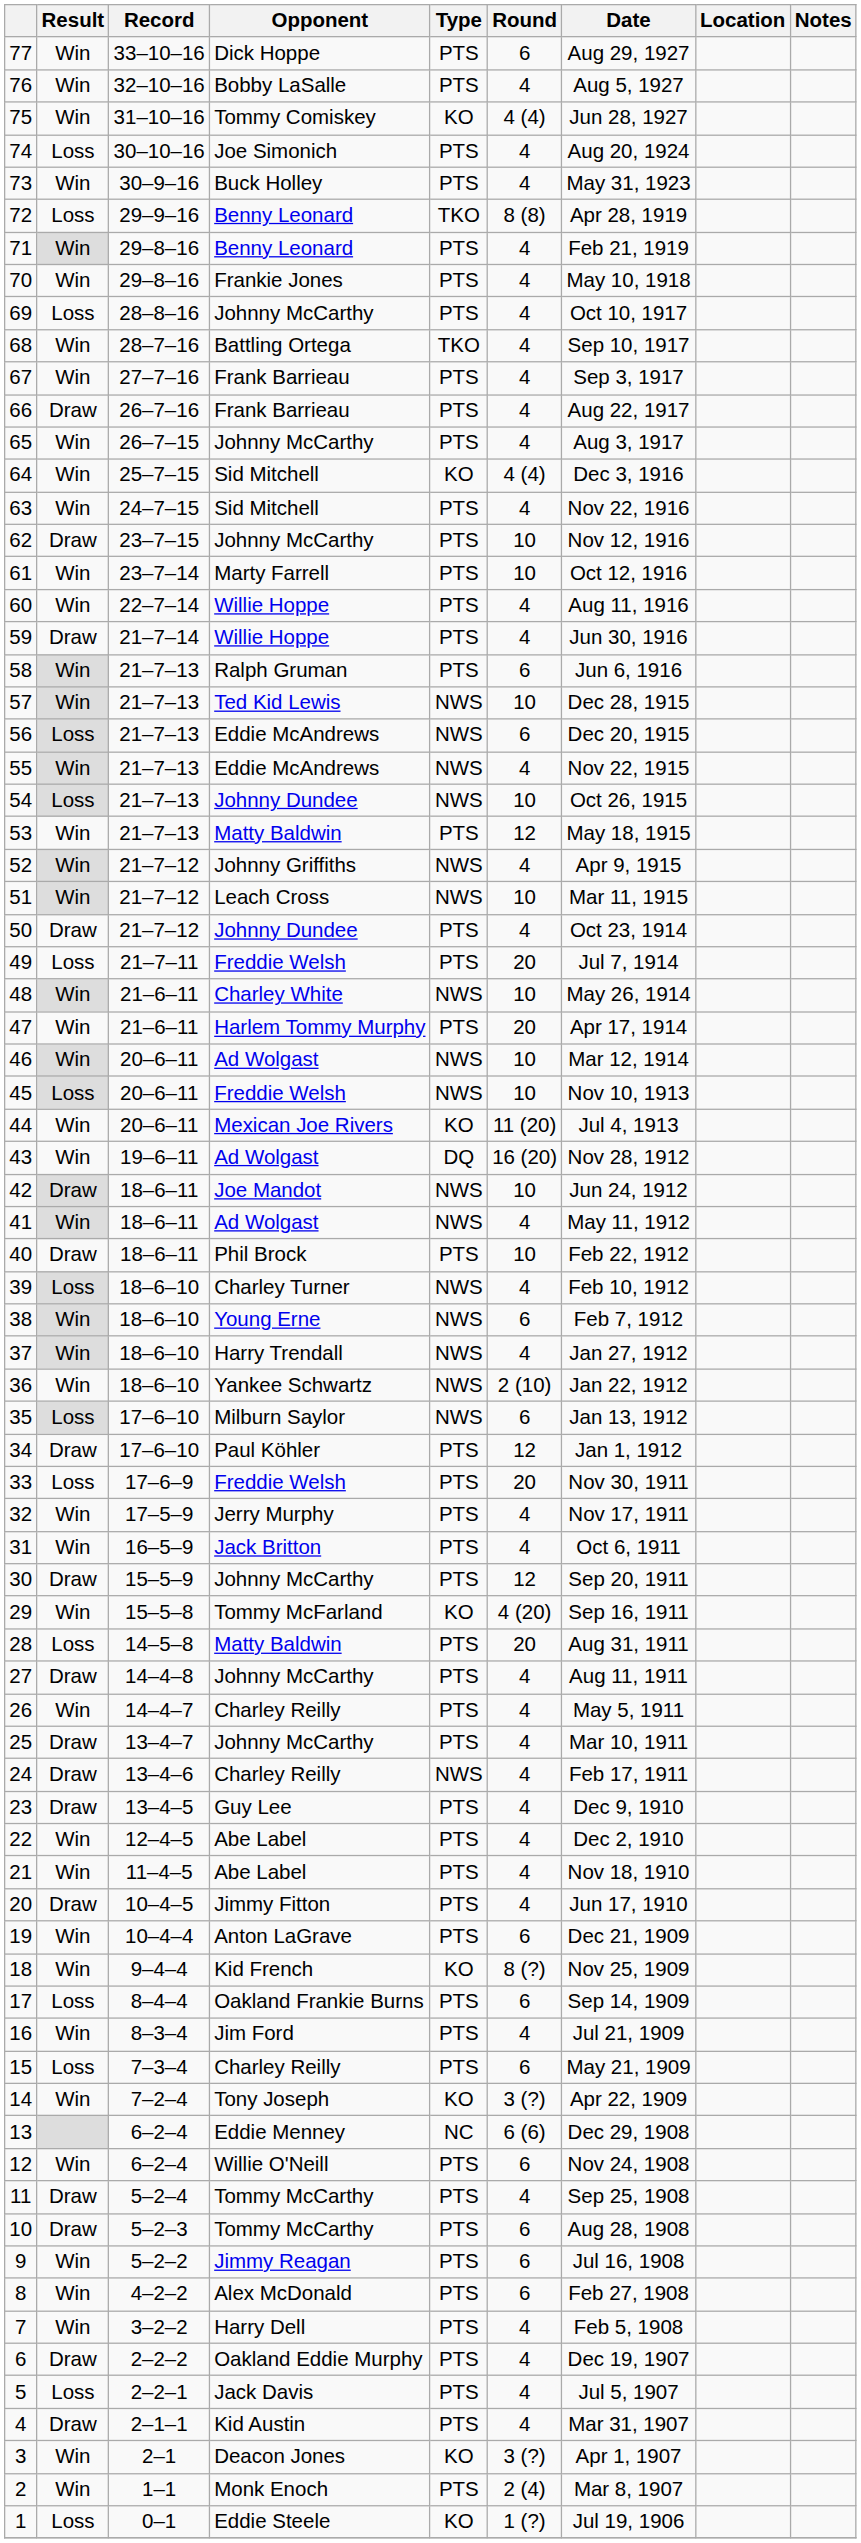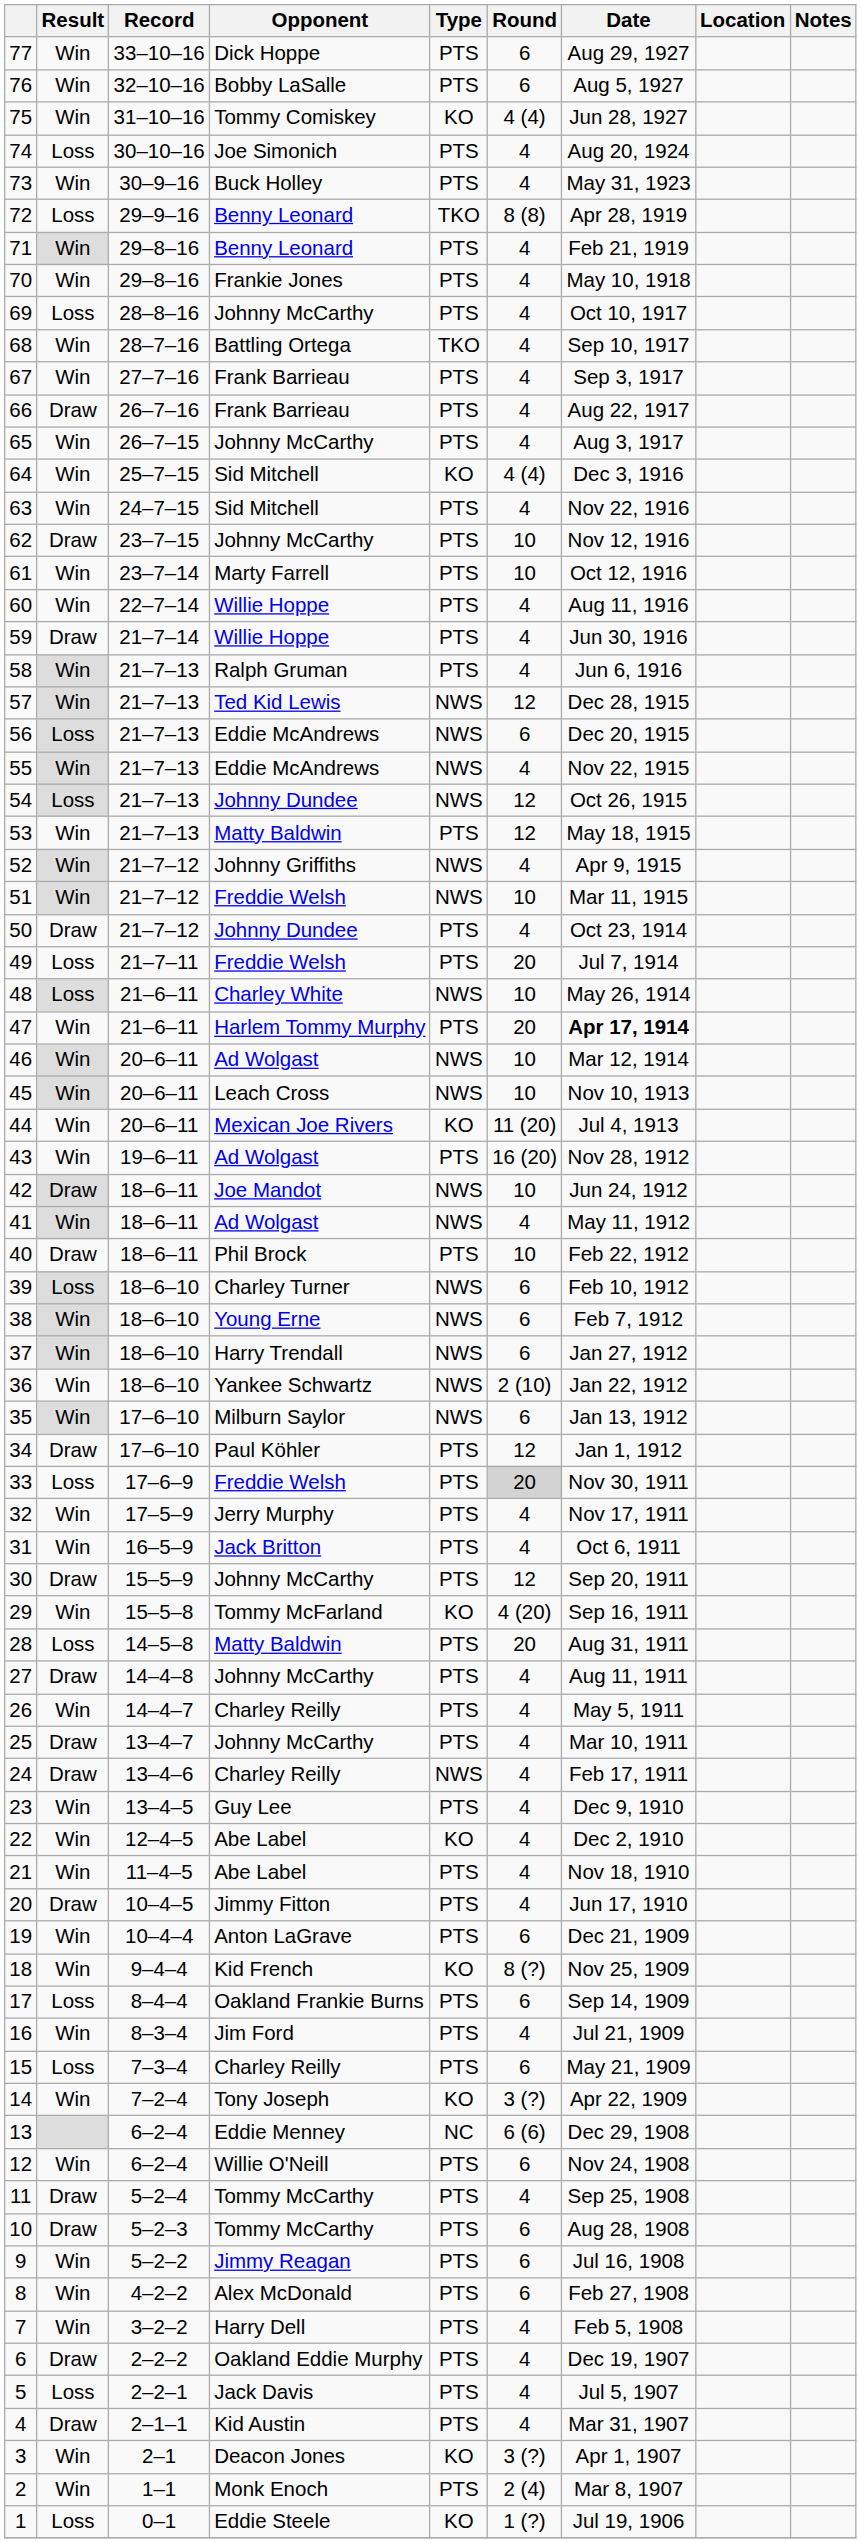(525, 85) 4 -> (525, 85) 6
(525, 670) 6 -> (525, 670) 4
(525, 702) 10 -> (525, 702) 12
(525, 800) 10 -> (525, 800) 12
(272, 897) Leach Cross -> (280, 897) Freddie Welsh
(73, 995) Win -> (73, 995) Loss
(629, 1027) normal -> (629, 1027) bold
(73, 1092) Loss -> (73, 1092) Win
(280, 1092) Freddie Welsh -> (272, 1092) Leach Cross
(459, 1157) DQ -> (459, 1157) PTS
(525, 1287) 4 -> (525, 1287) 6
(525, 1352) 4 -> (525, 1352) 6
(73, 1417) Loss -> (73, 1417) Win
(525, 1482) no background -> (525, 1482) lightgrey background
(73, 1807) Draw -> (73, 1807) Win
(459, 1839) PTS -> (459, 1839) KO
